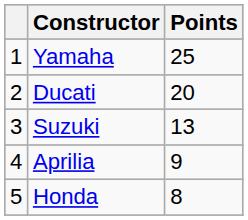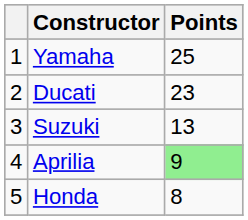(183, 92) 20 -> (183, 92) 23
(176, 162) no background -> (176, 162) lightgreen background
